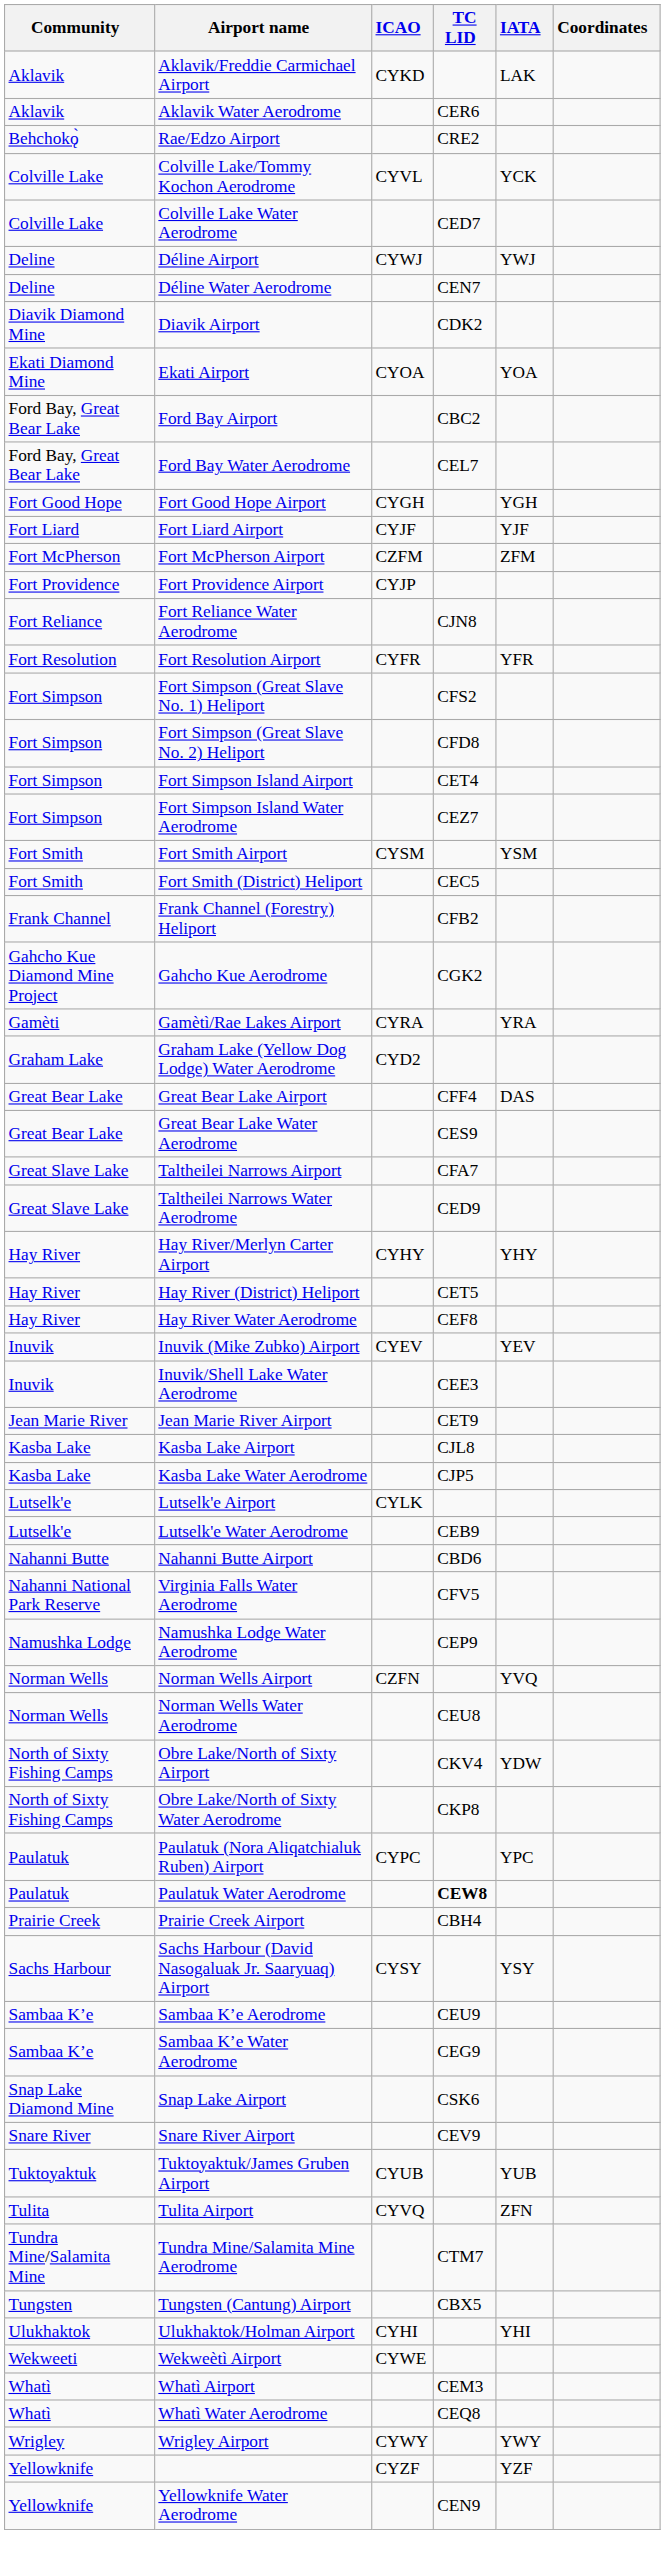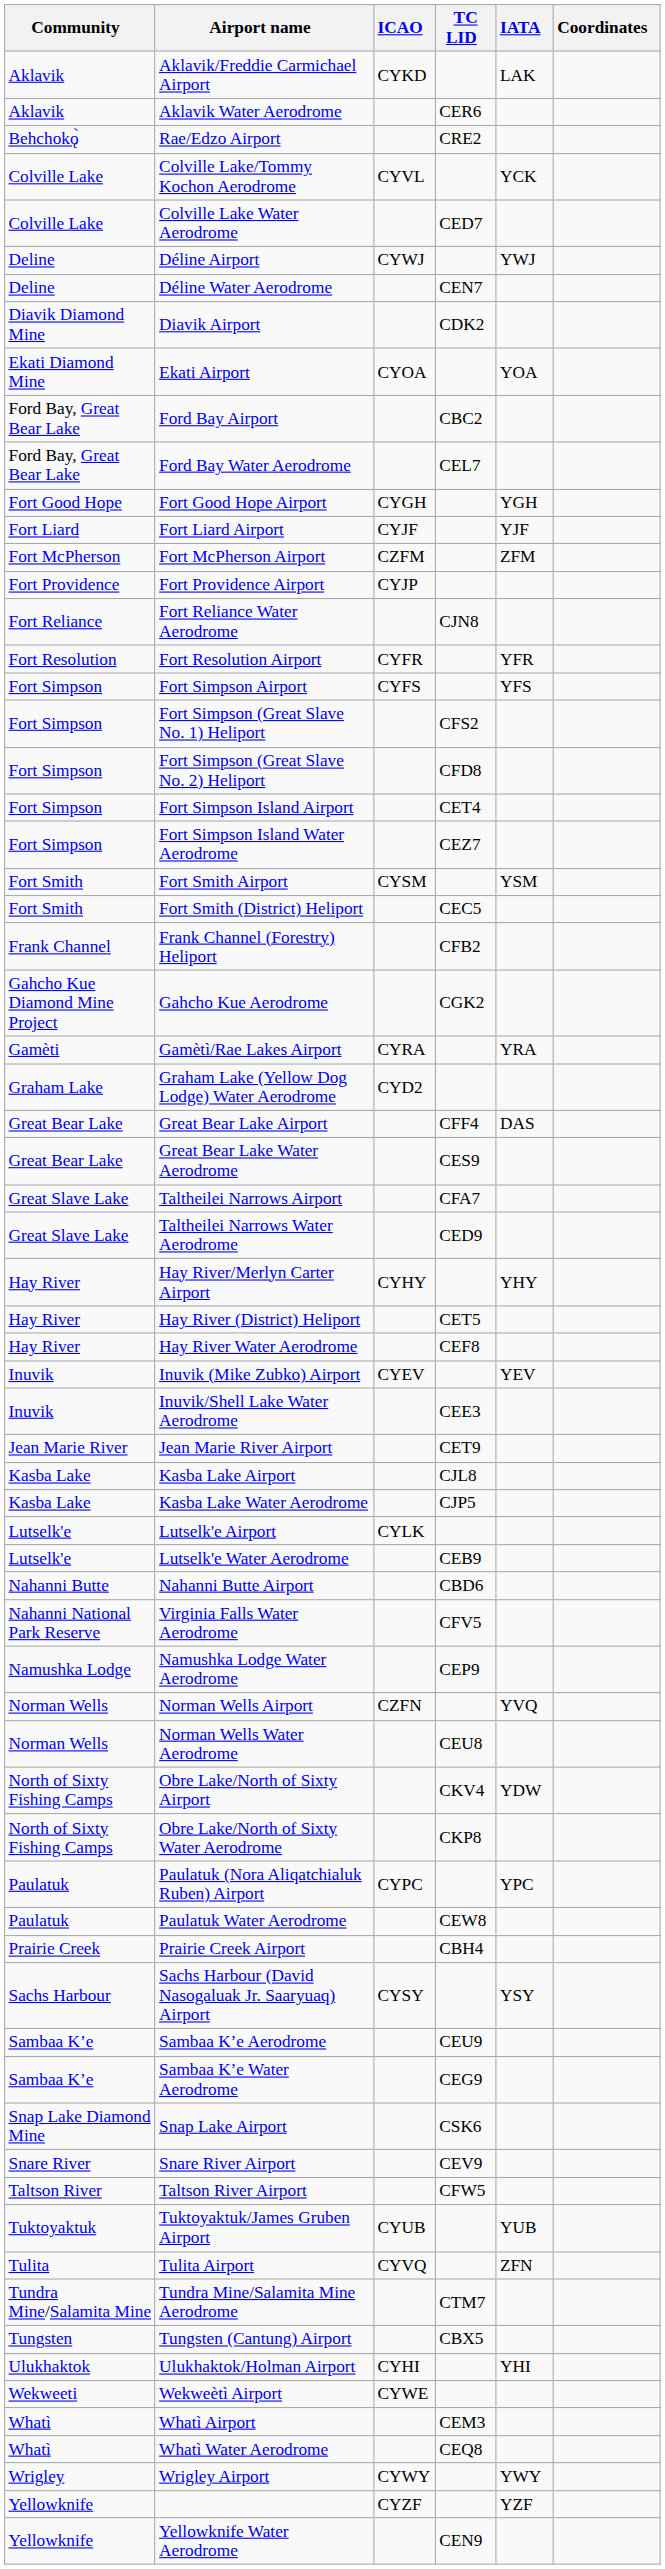+ row: (233, 686)
(462, 1893) bold -> (463, 1921) normal
+ row: (233, 2190)
